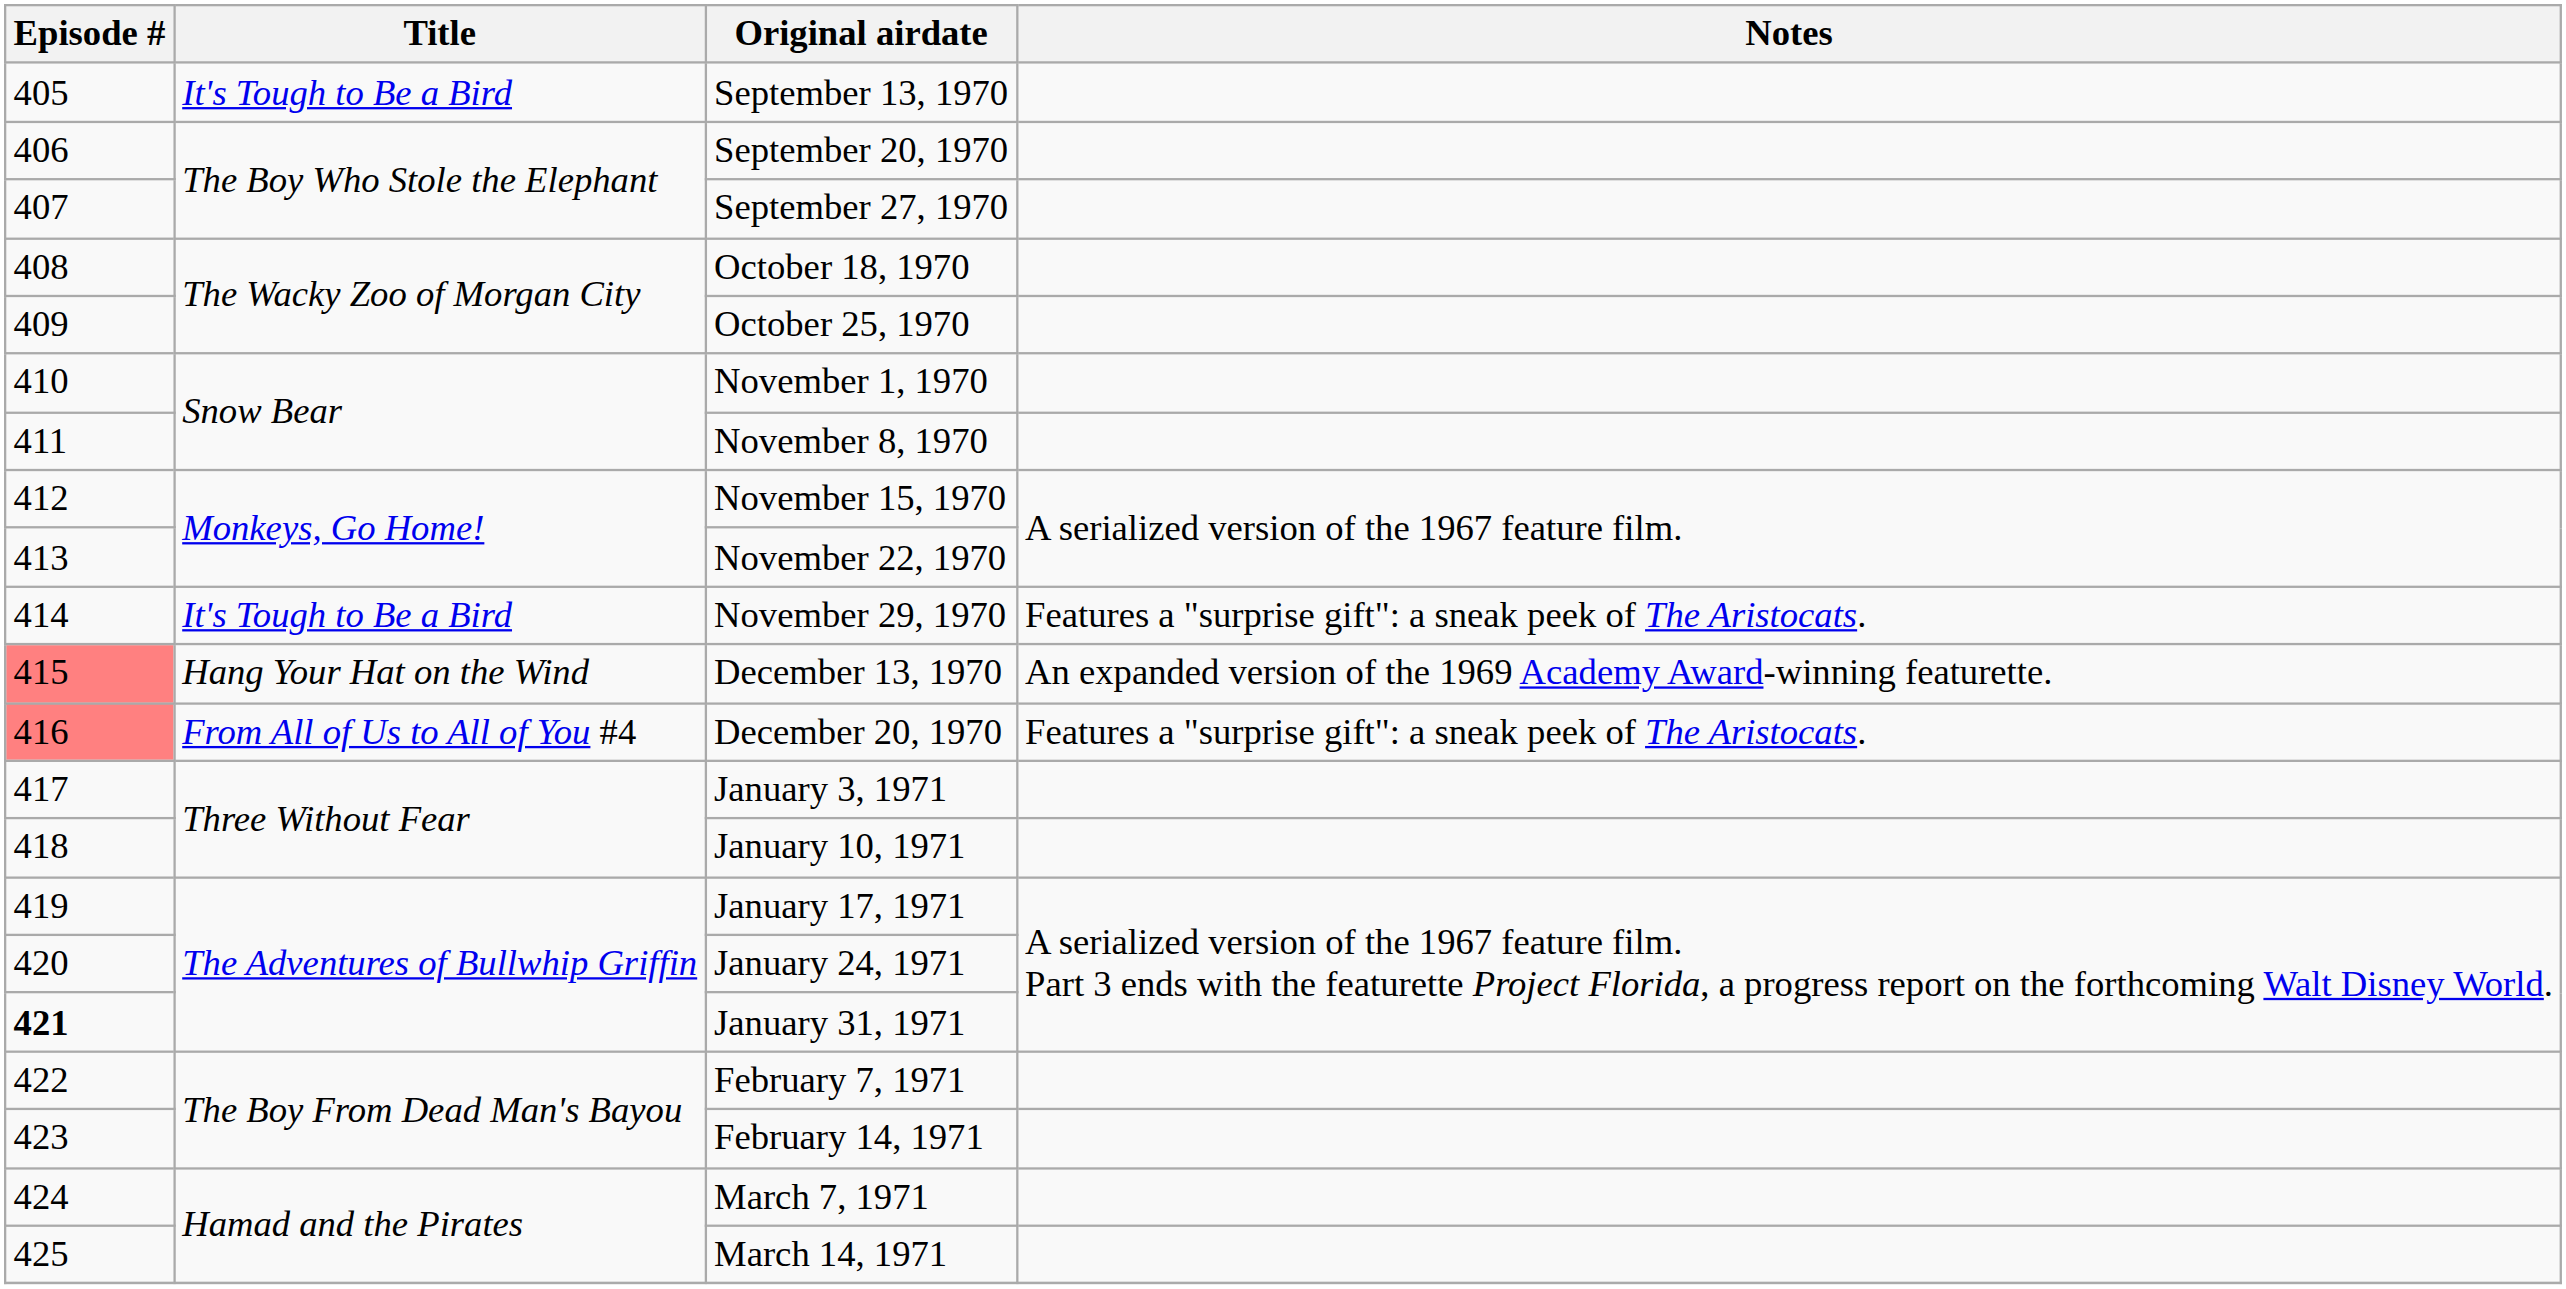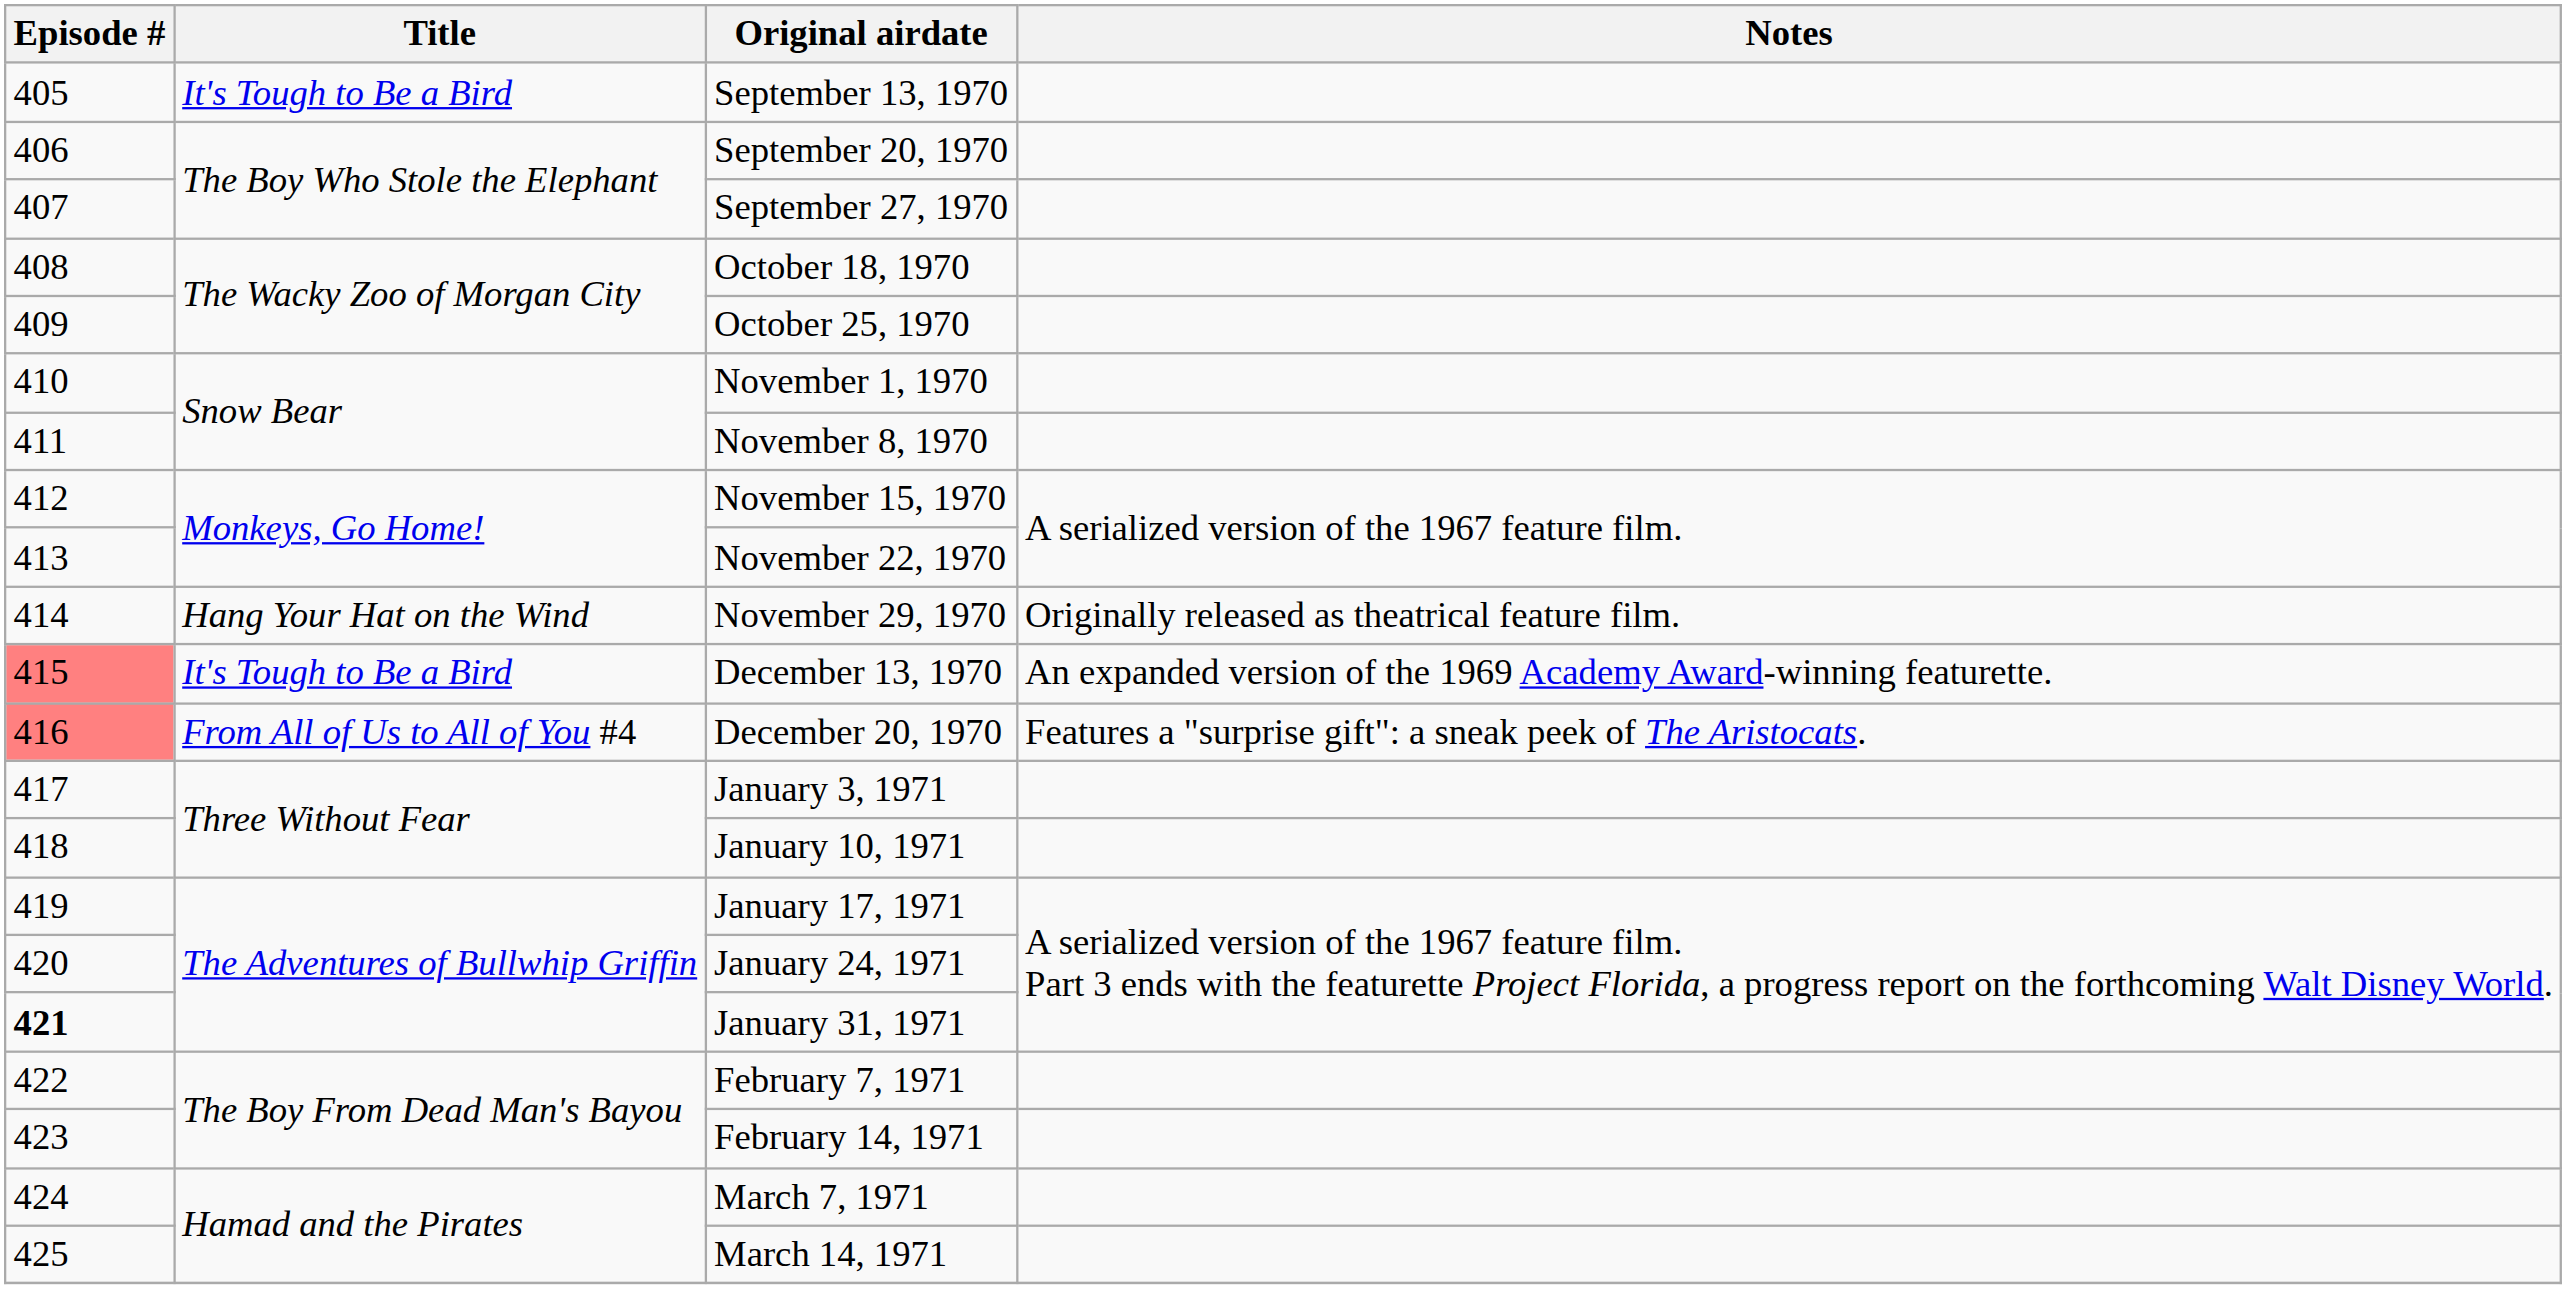(347, 614) It's Tough to Be a Bird -> (386, 614) Hang Your Hat on the Wind
(1446, 614) Features a "surprise gift": a sneak peek of The Aristocats. -> (1353, 614) Originally released as theatrical feature film.
(386, 672) Hang Your Hat on the Wind -> (347, 672) It's Tough to Be a Bird
